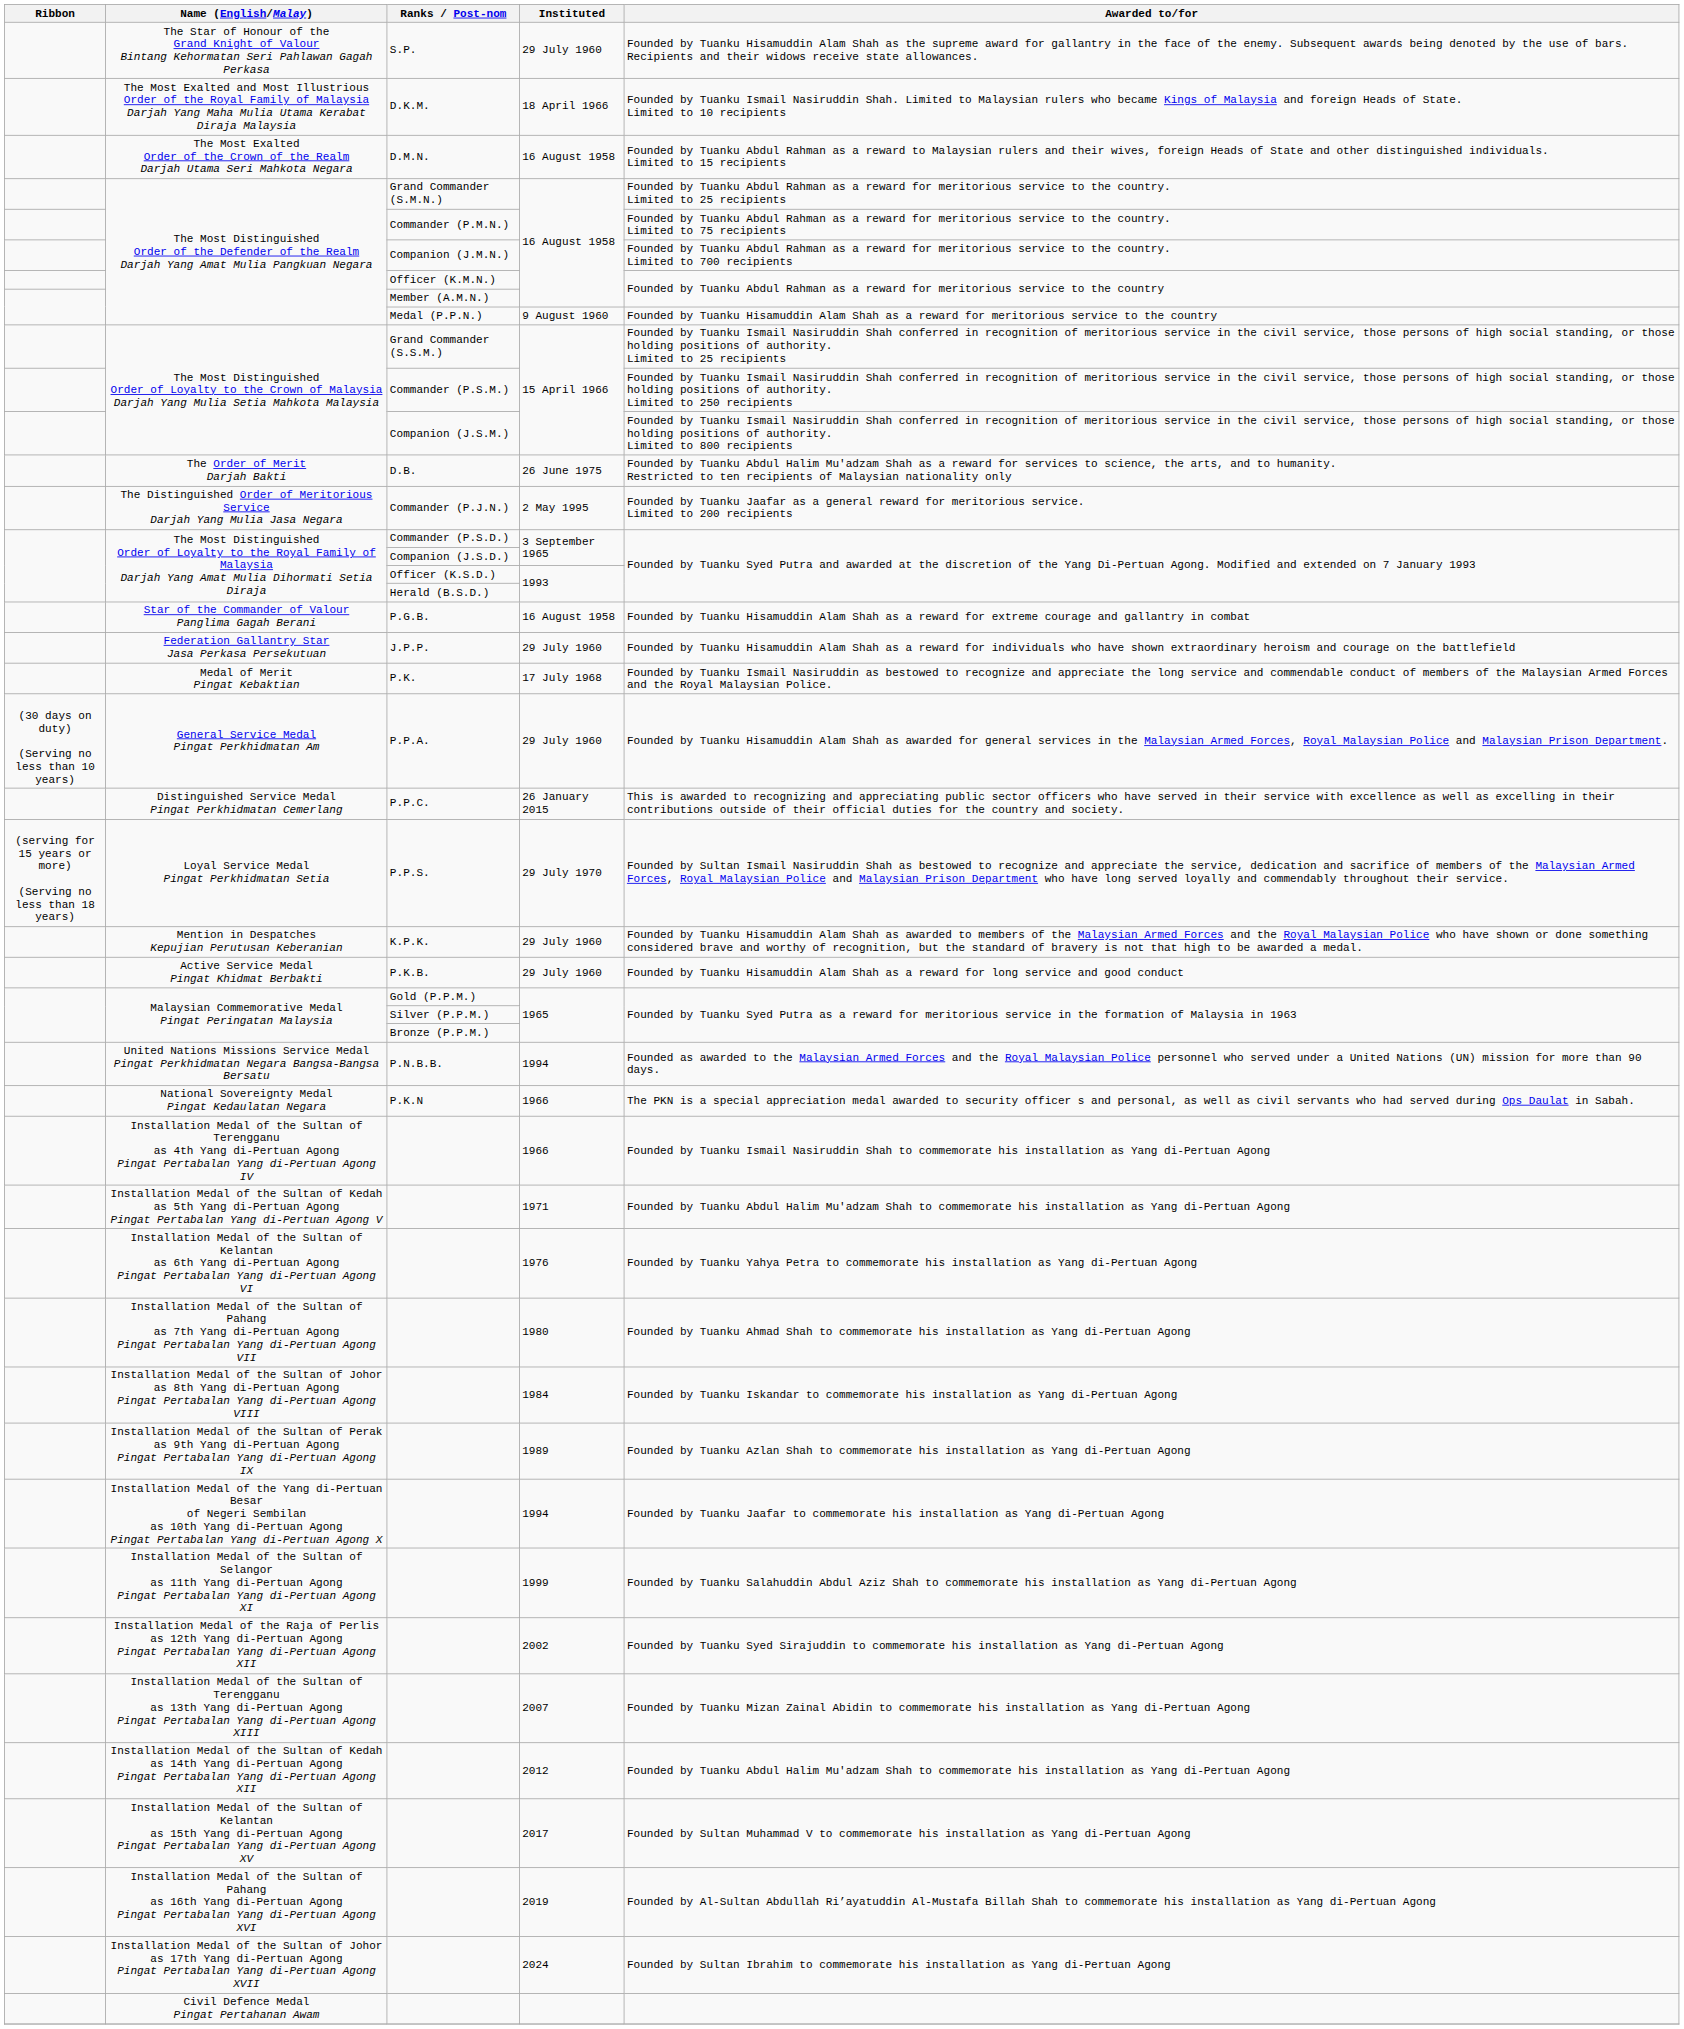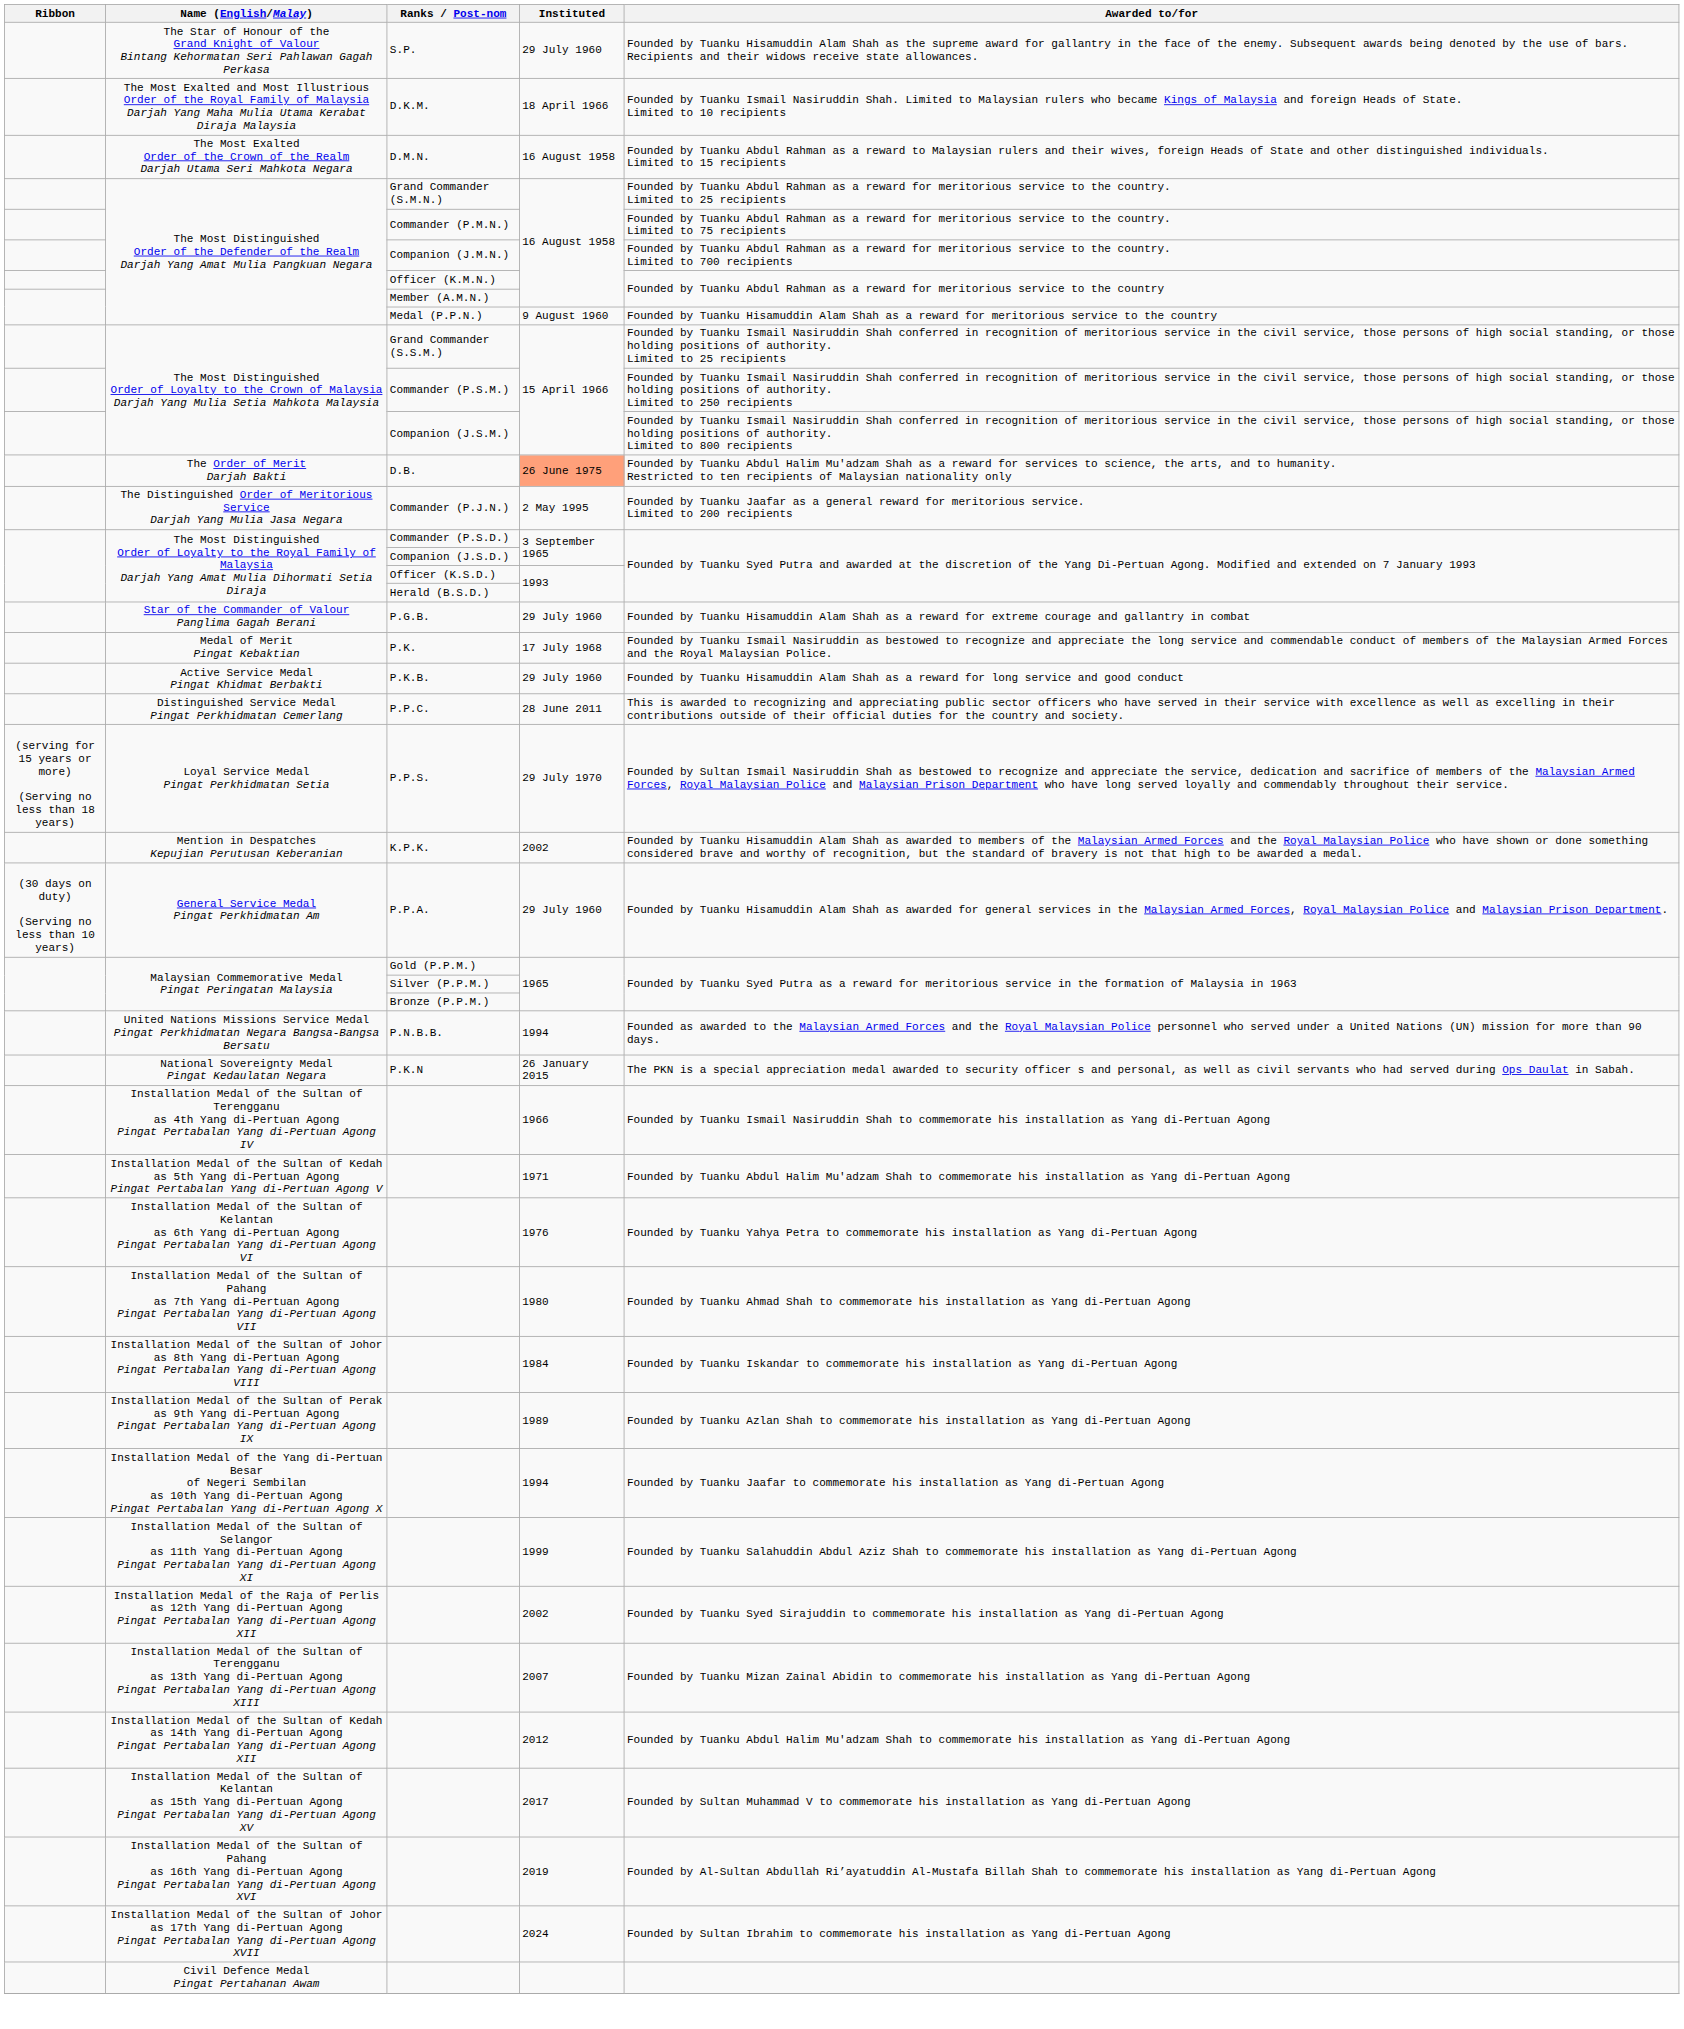(562, 471) no background -> (562, 471) lightsalmon background
(569, 617) 16 August 1958 -> (562, 617) 29 July 1960
- row: (246, 648)
rows swapped: (246, 973) <-> (246, 741)
(555, 804) 26 January 2015 -> (562, 709) 28 June 2011
(562, 942) 29 July 1960 -> (535, 847) 2002
(535, 1101) 1966 -> (555, 1070) 26 January 2015
